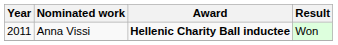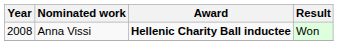(19, 31) 2011 -> (20, 31) 2008
